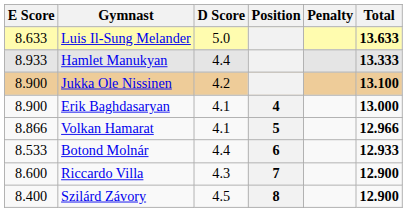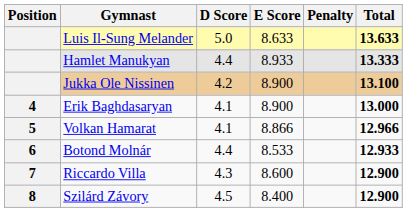columns swapped: (276, 15) <-> (31, 15)
